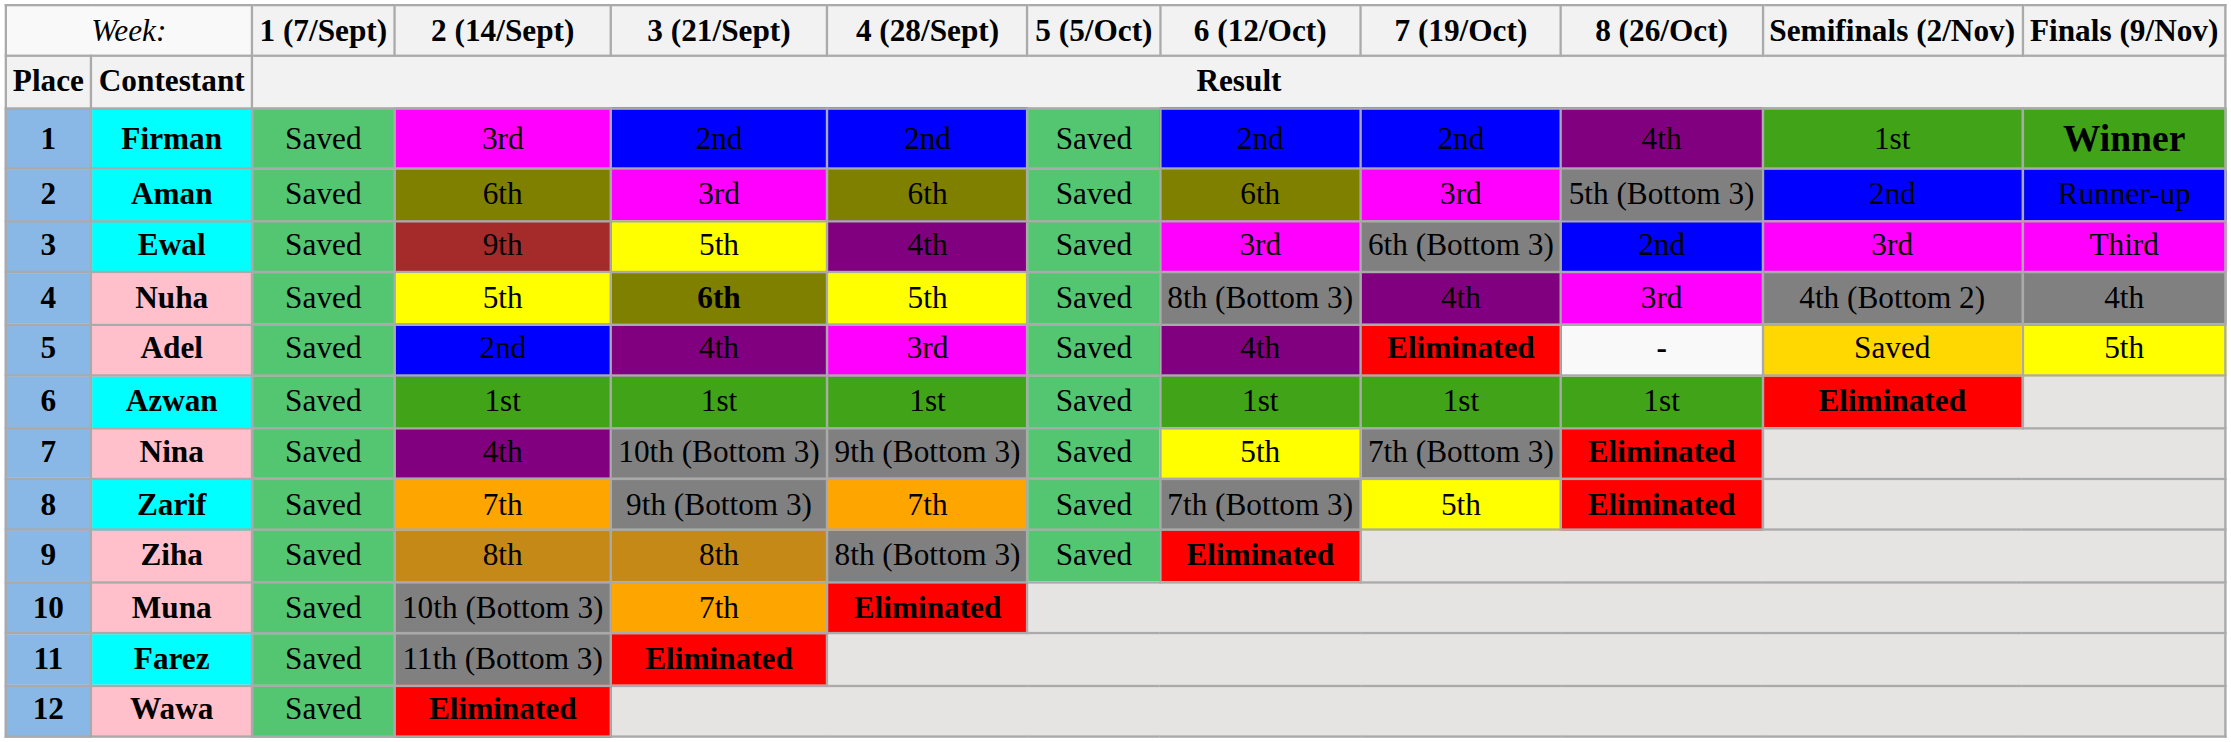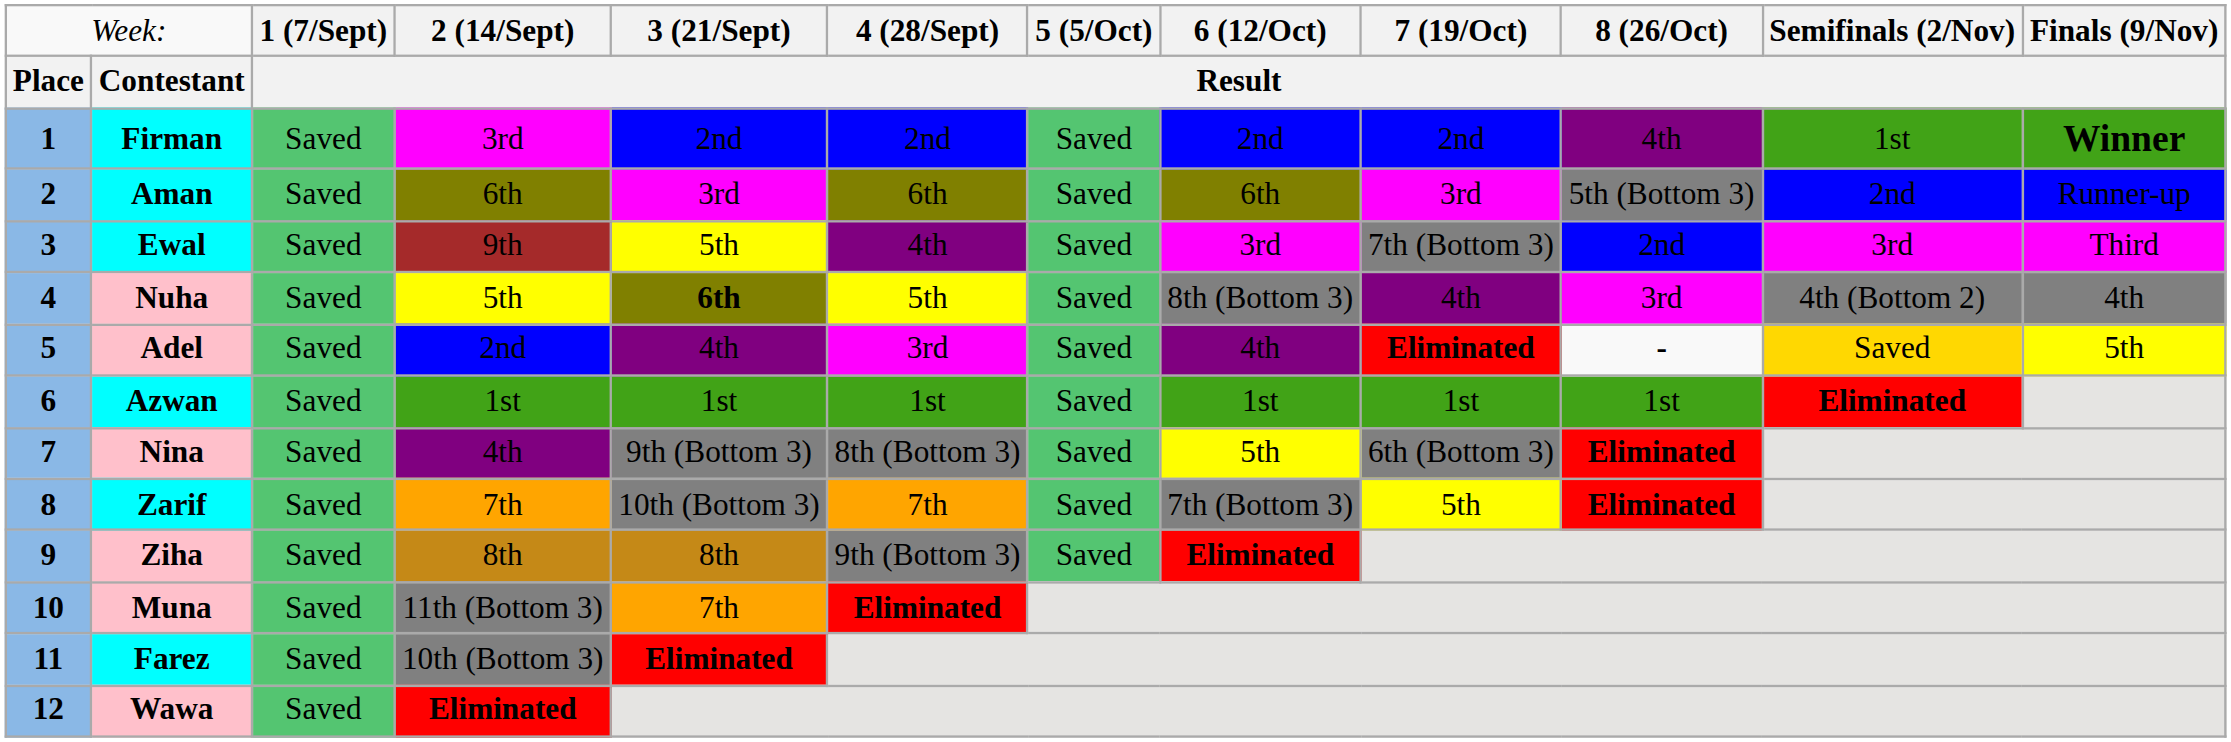(1461, 245) 6th (Bottom 3) -> (1461, 245) 7th (Bottom 3)
(719, 451) 10th (Bottom 3) -> (719, 451) 9th (Bottom 3)
(928, 451) 9th (Bottom 3) -> (928, 451) 8th (Bottom 3)
(1461, 451) 7th (Bottom 3) -> (1461, 451) 6th (Bottom 3)
(719, 503) 9th (Bottom 3) -> (719, 503) 10th (Bottom 3)
(928, 555) 8th (Bottom 3) -> (928, 555) 9th (Bottom 3)
(503, 606) 10th (Bottom 3) -> (503, 606) 11th (Bottom 3)
(503, 658) 11th (Bottom 3) -> (503, 658) 10th (Bottom 3)
